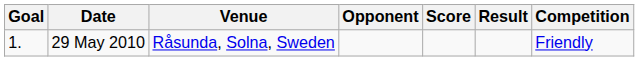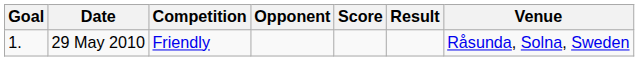columns swapped: (244, 17) <-> (582, 17)
